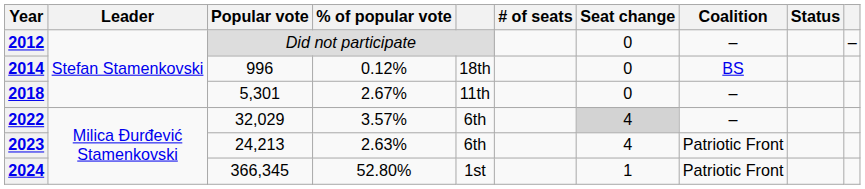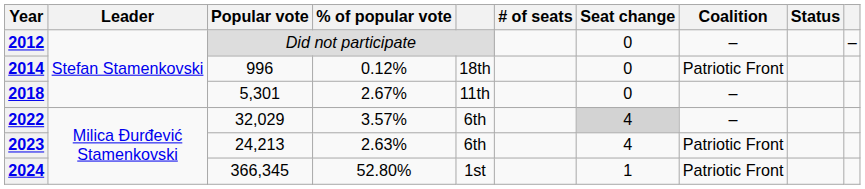(733, 68) BS -> (733, 68) Patriotic Front
